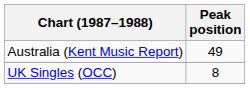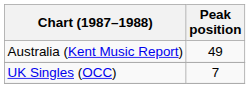(215, 72) 8 -> (215, 72) 7
